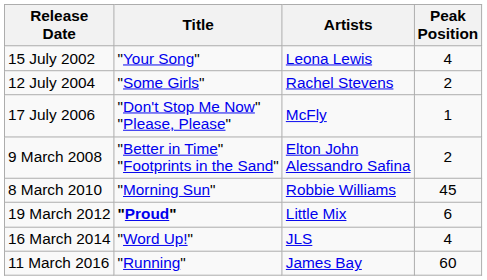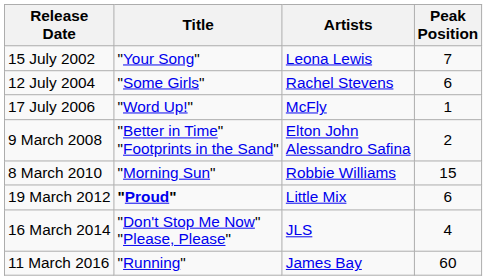(448, 58) 4 -> (448, 58) 7
(448, 82) 2 -> (448, 82) 6
(189, 115) "Don't Stop Me Now" "Please, Please" -> (155, 107) "Word Up!"
(448, 190) 45 -> (448, 173) 15
(155, 239) "Word Up!" -> (189, 230) "Don't Stop Me Now" "Please, Please"
